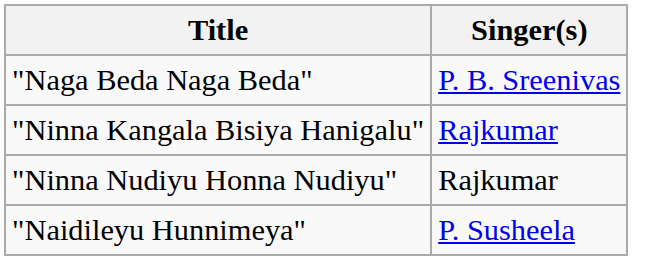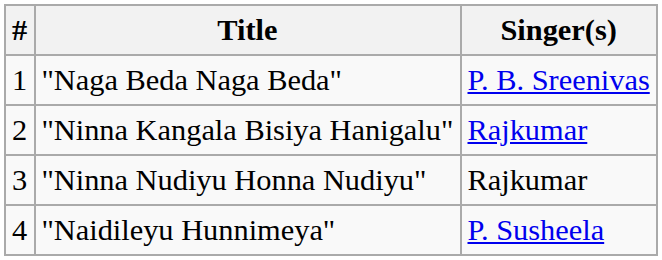+ column: (20, 29)
